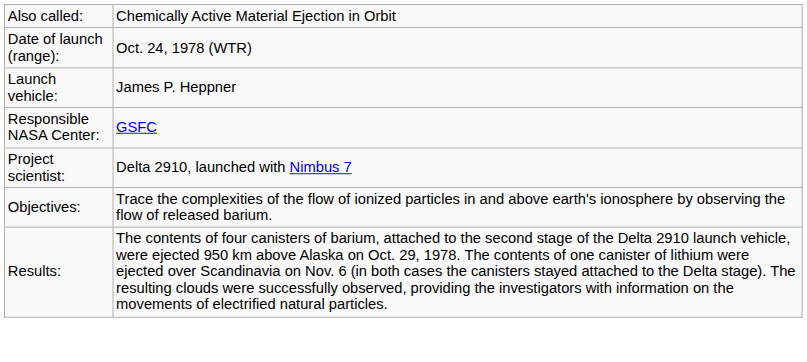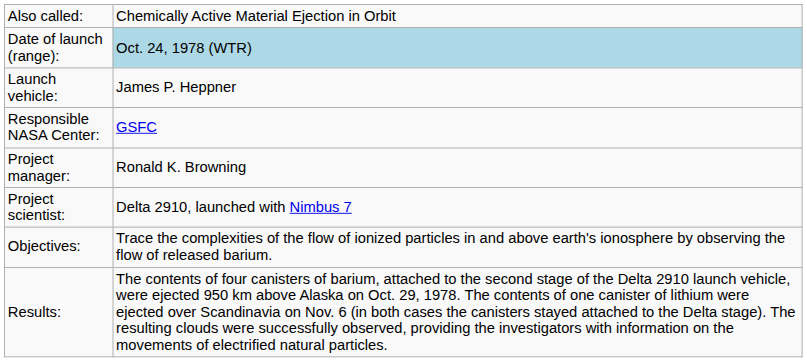(184, 47) no background -> (184, 47) lightblue background
+ row: (39, 167)
